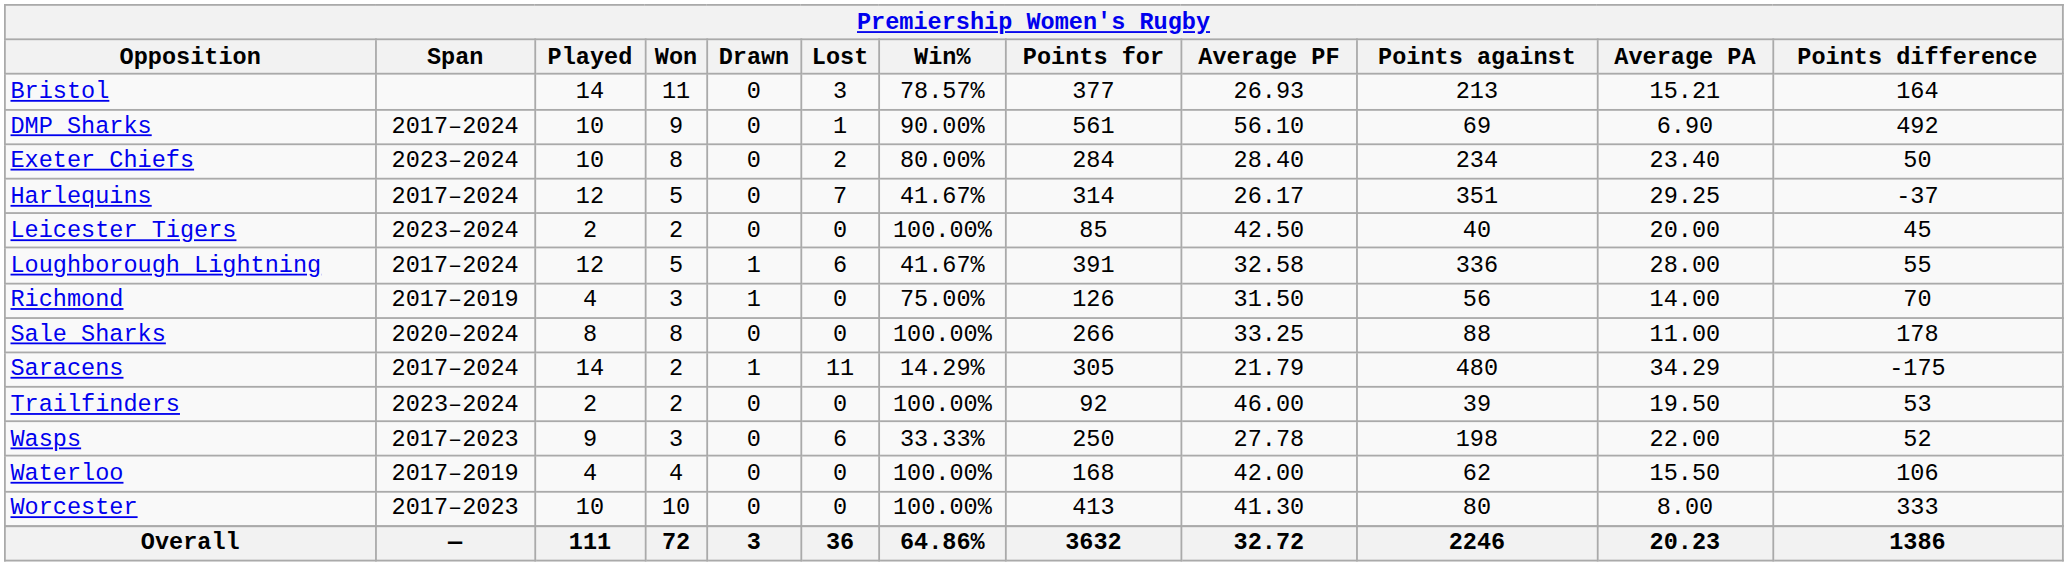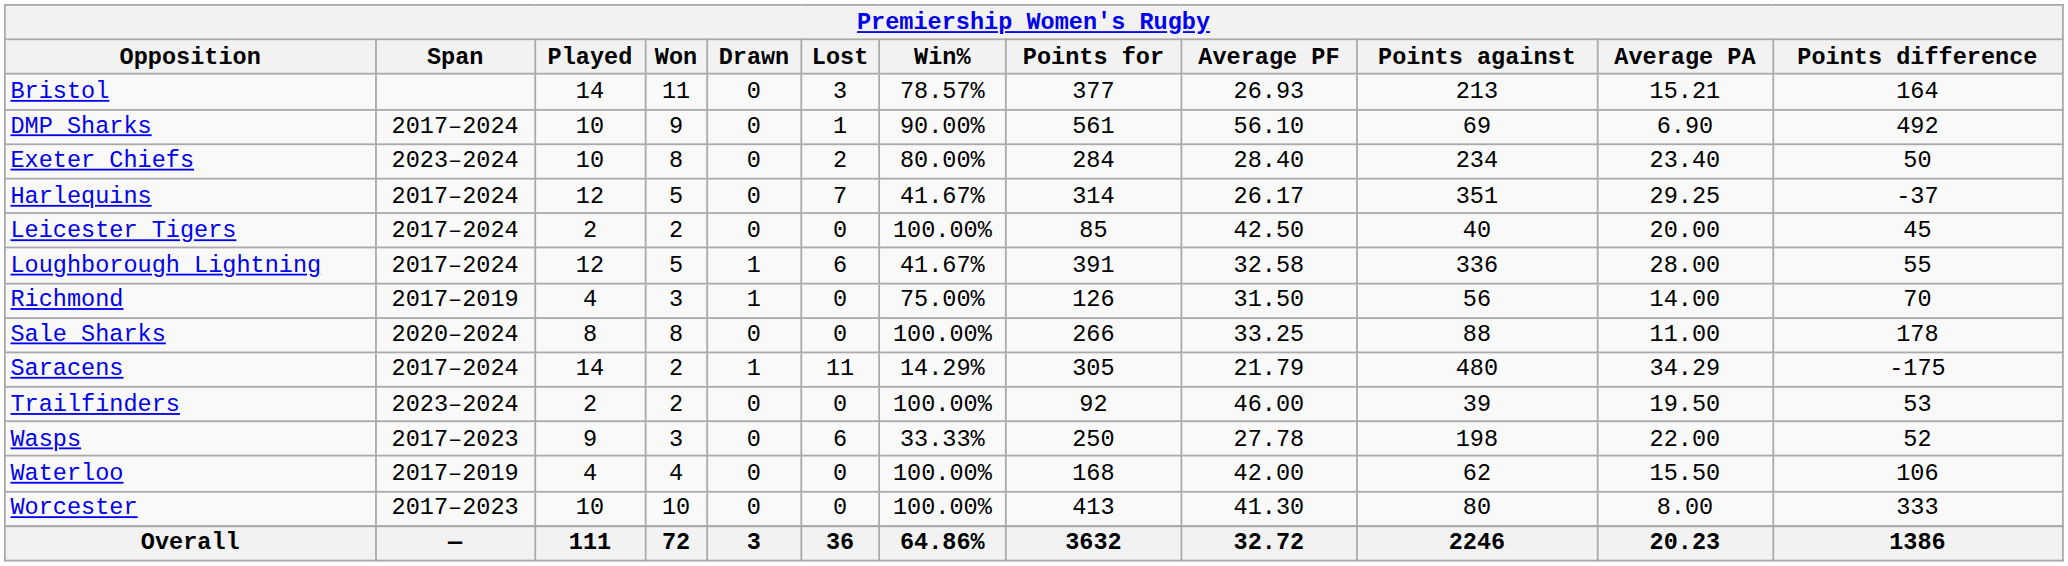(455, 231) 2023–2024 -> (455, 231) 2017–2024
